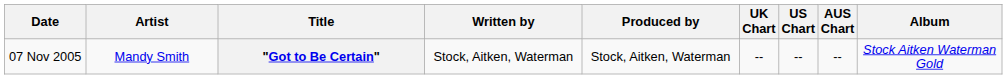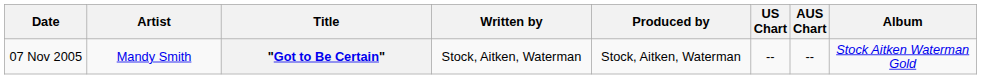- column: (759, 21)
